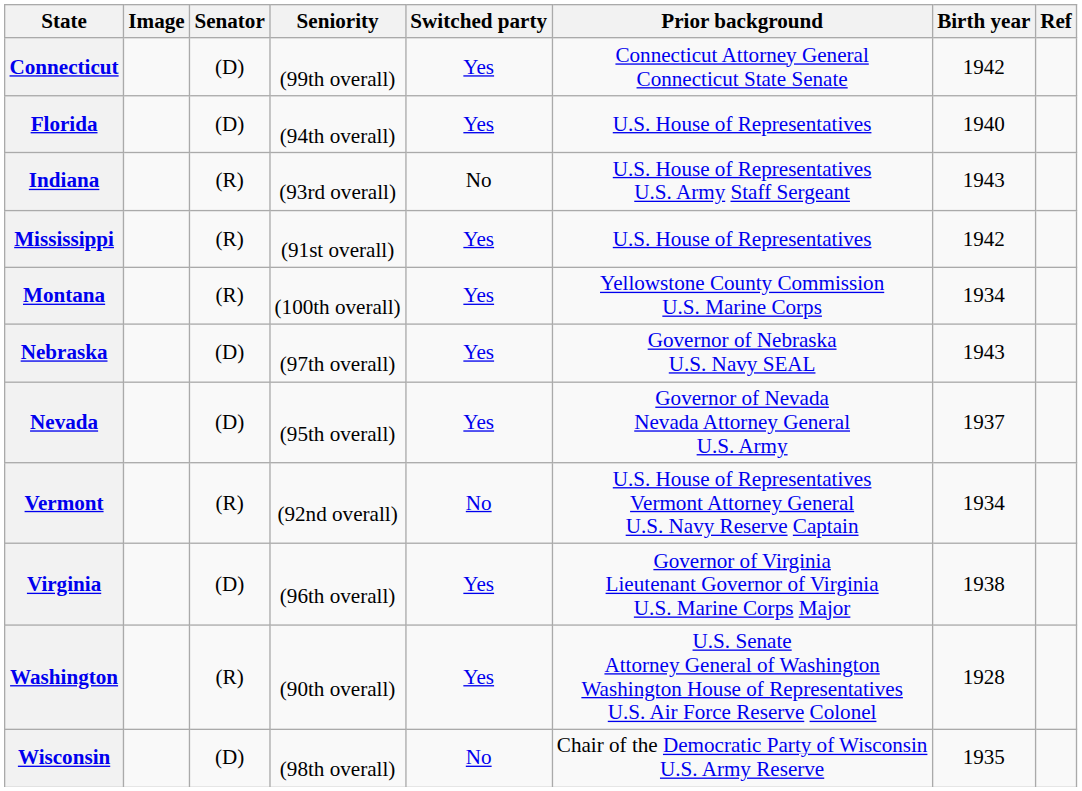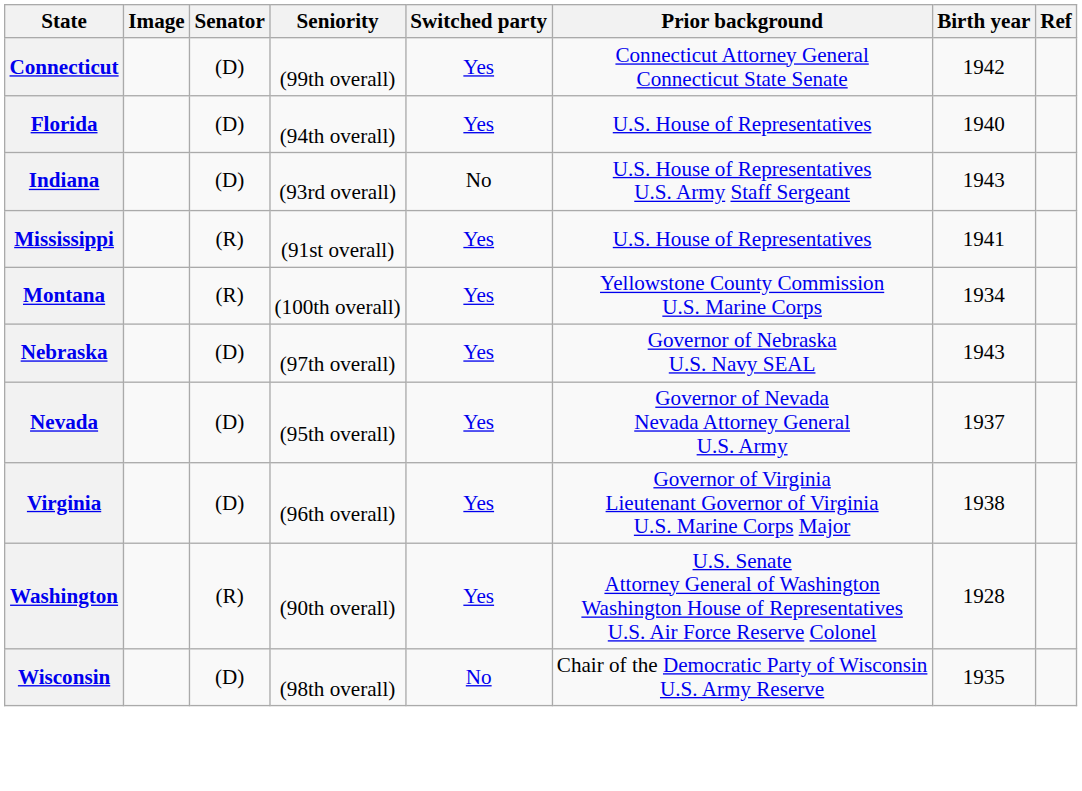(230, 181) (R) -> (230, 181) (D)
(984, 238) 1942 -> (984, 238) 1941
- row: (64, 503)
